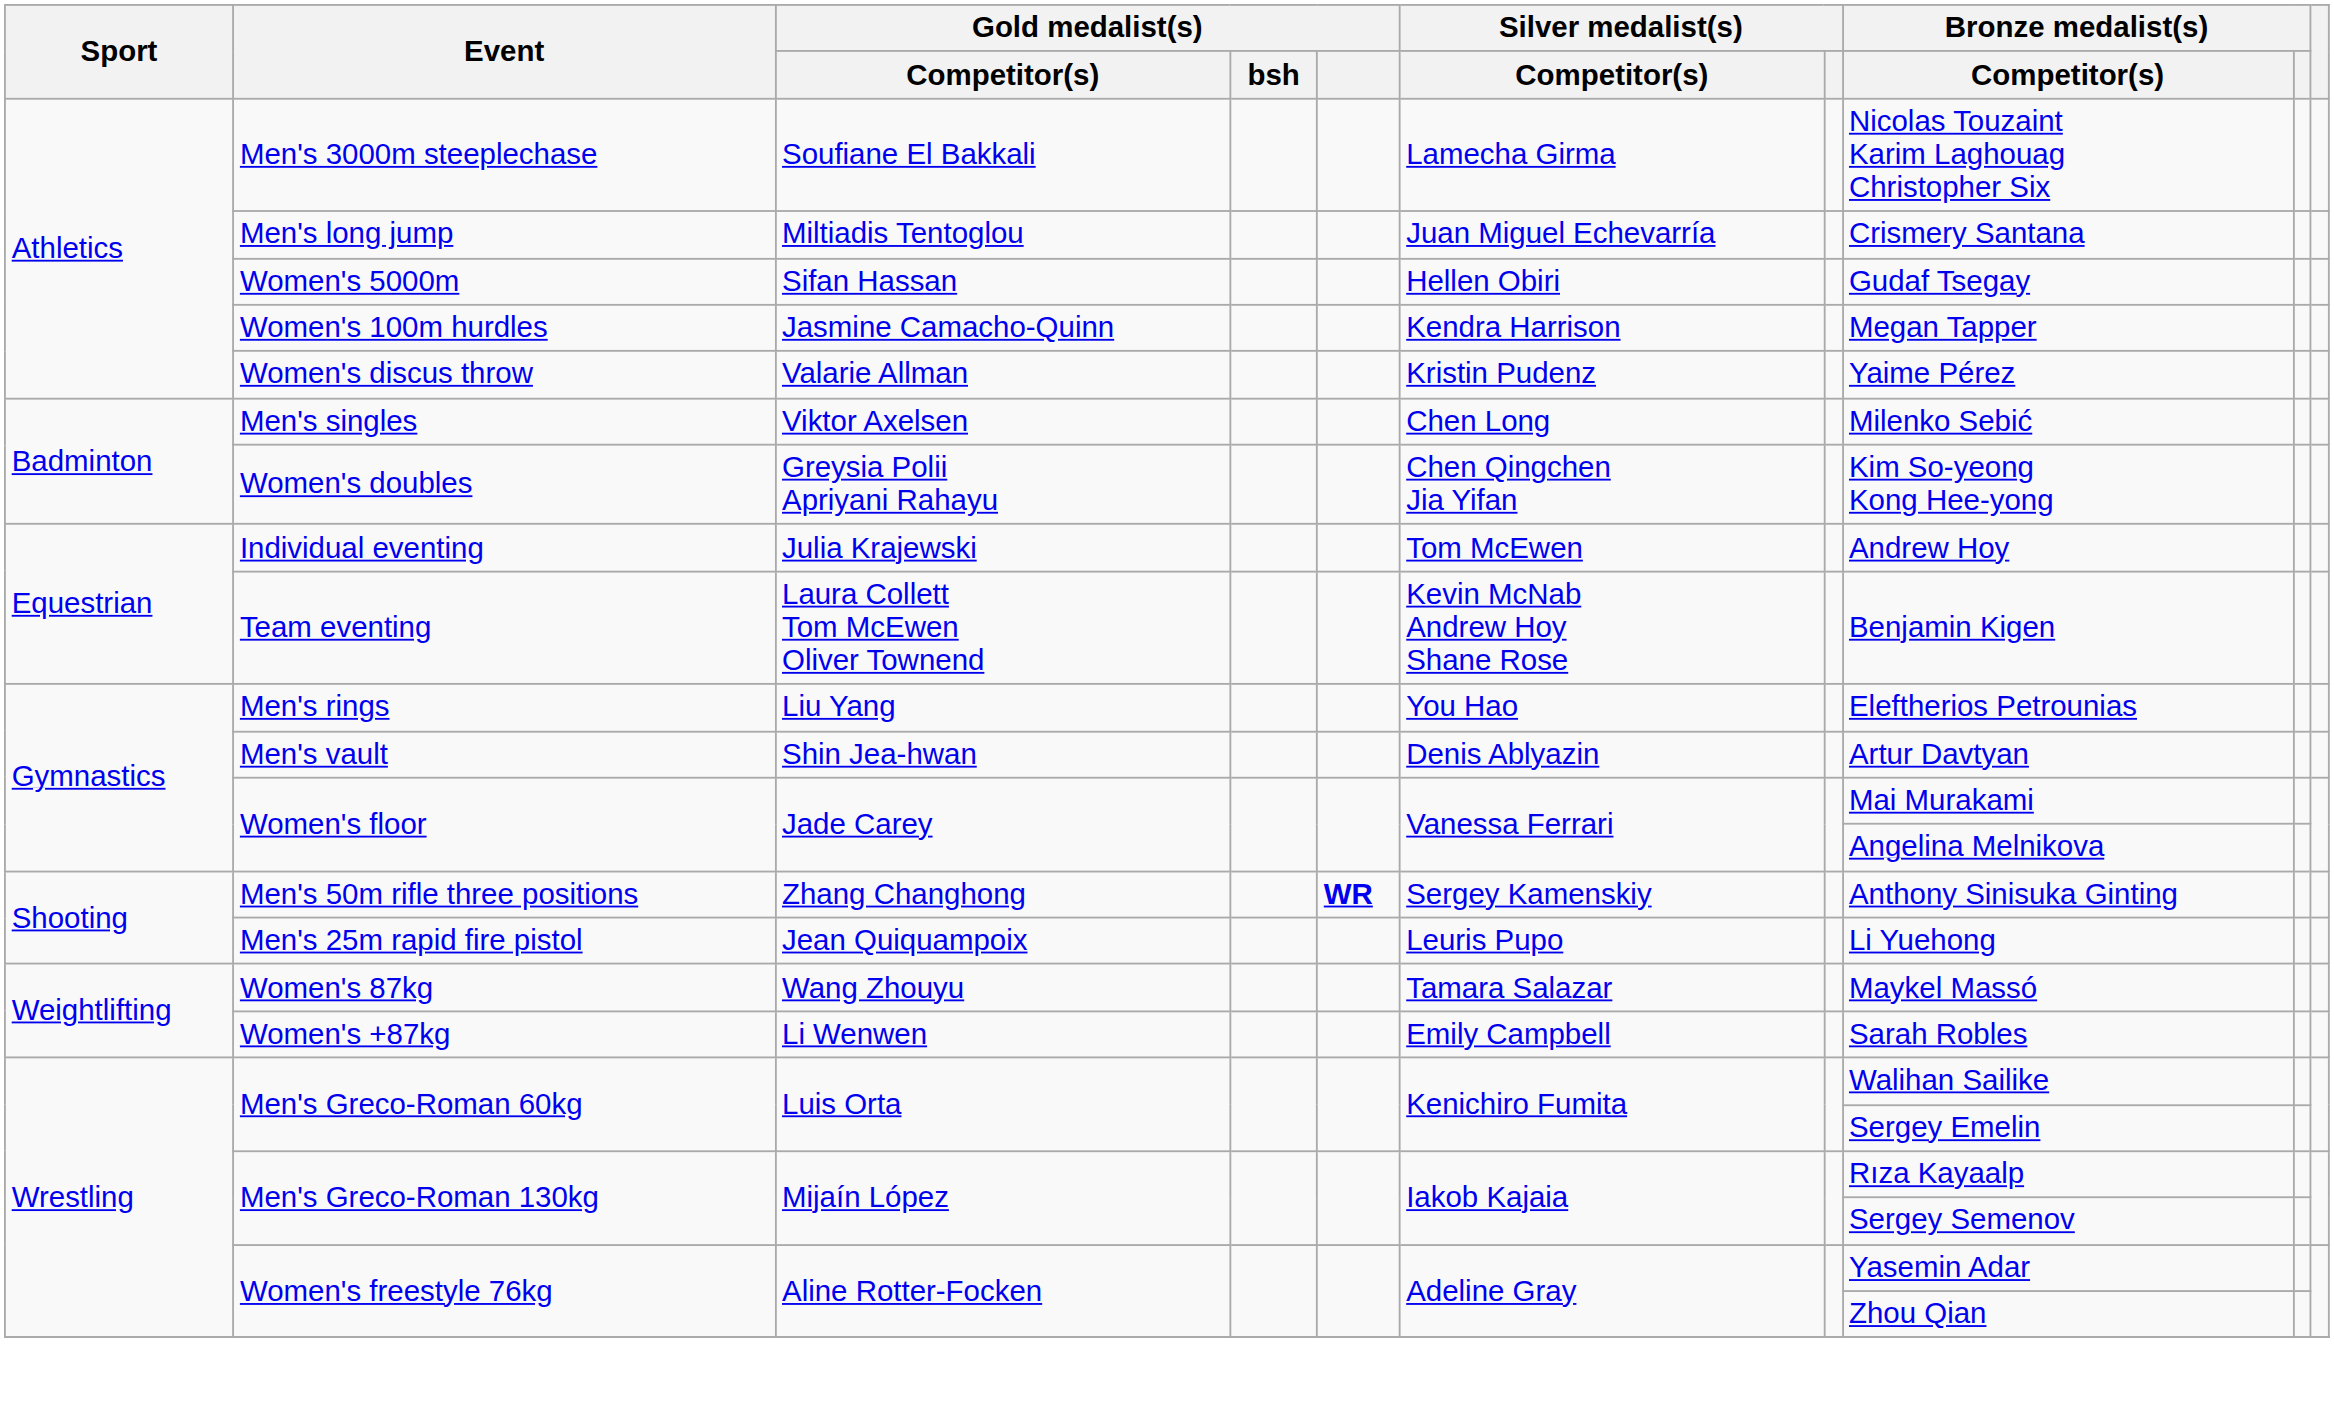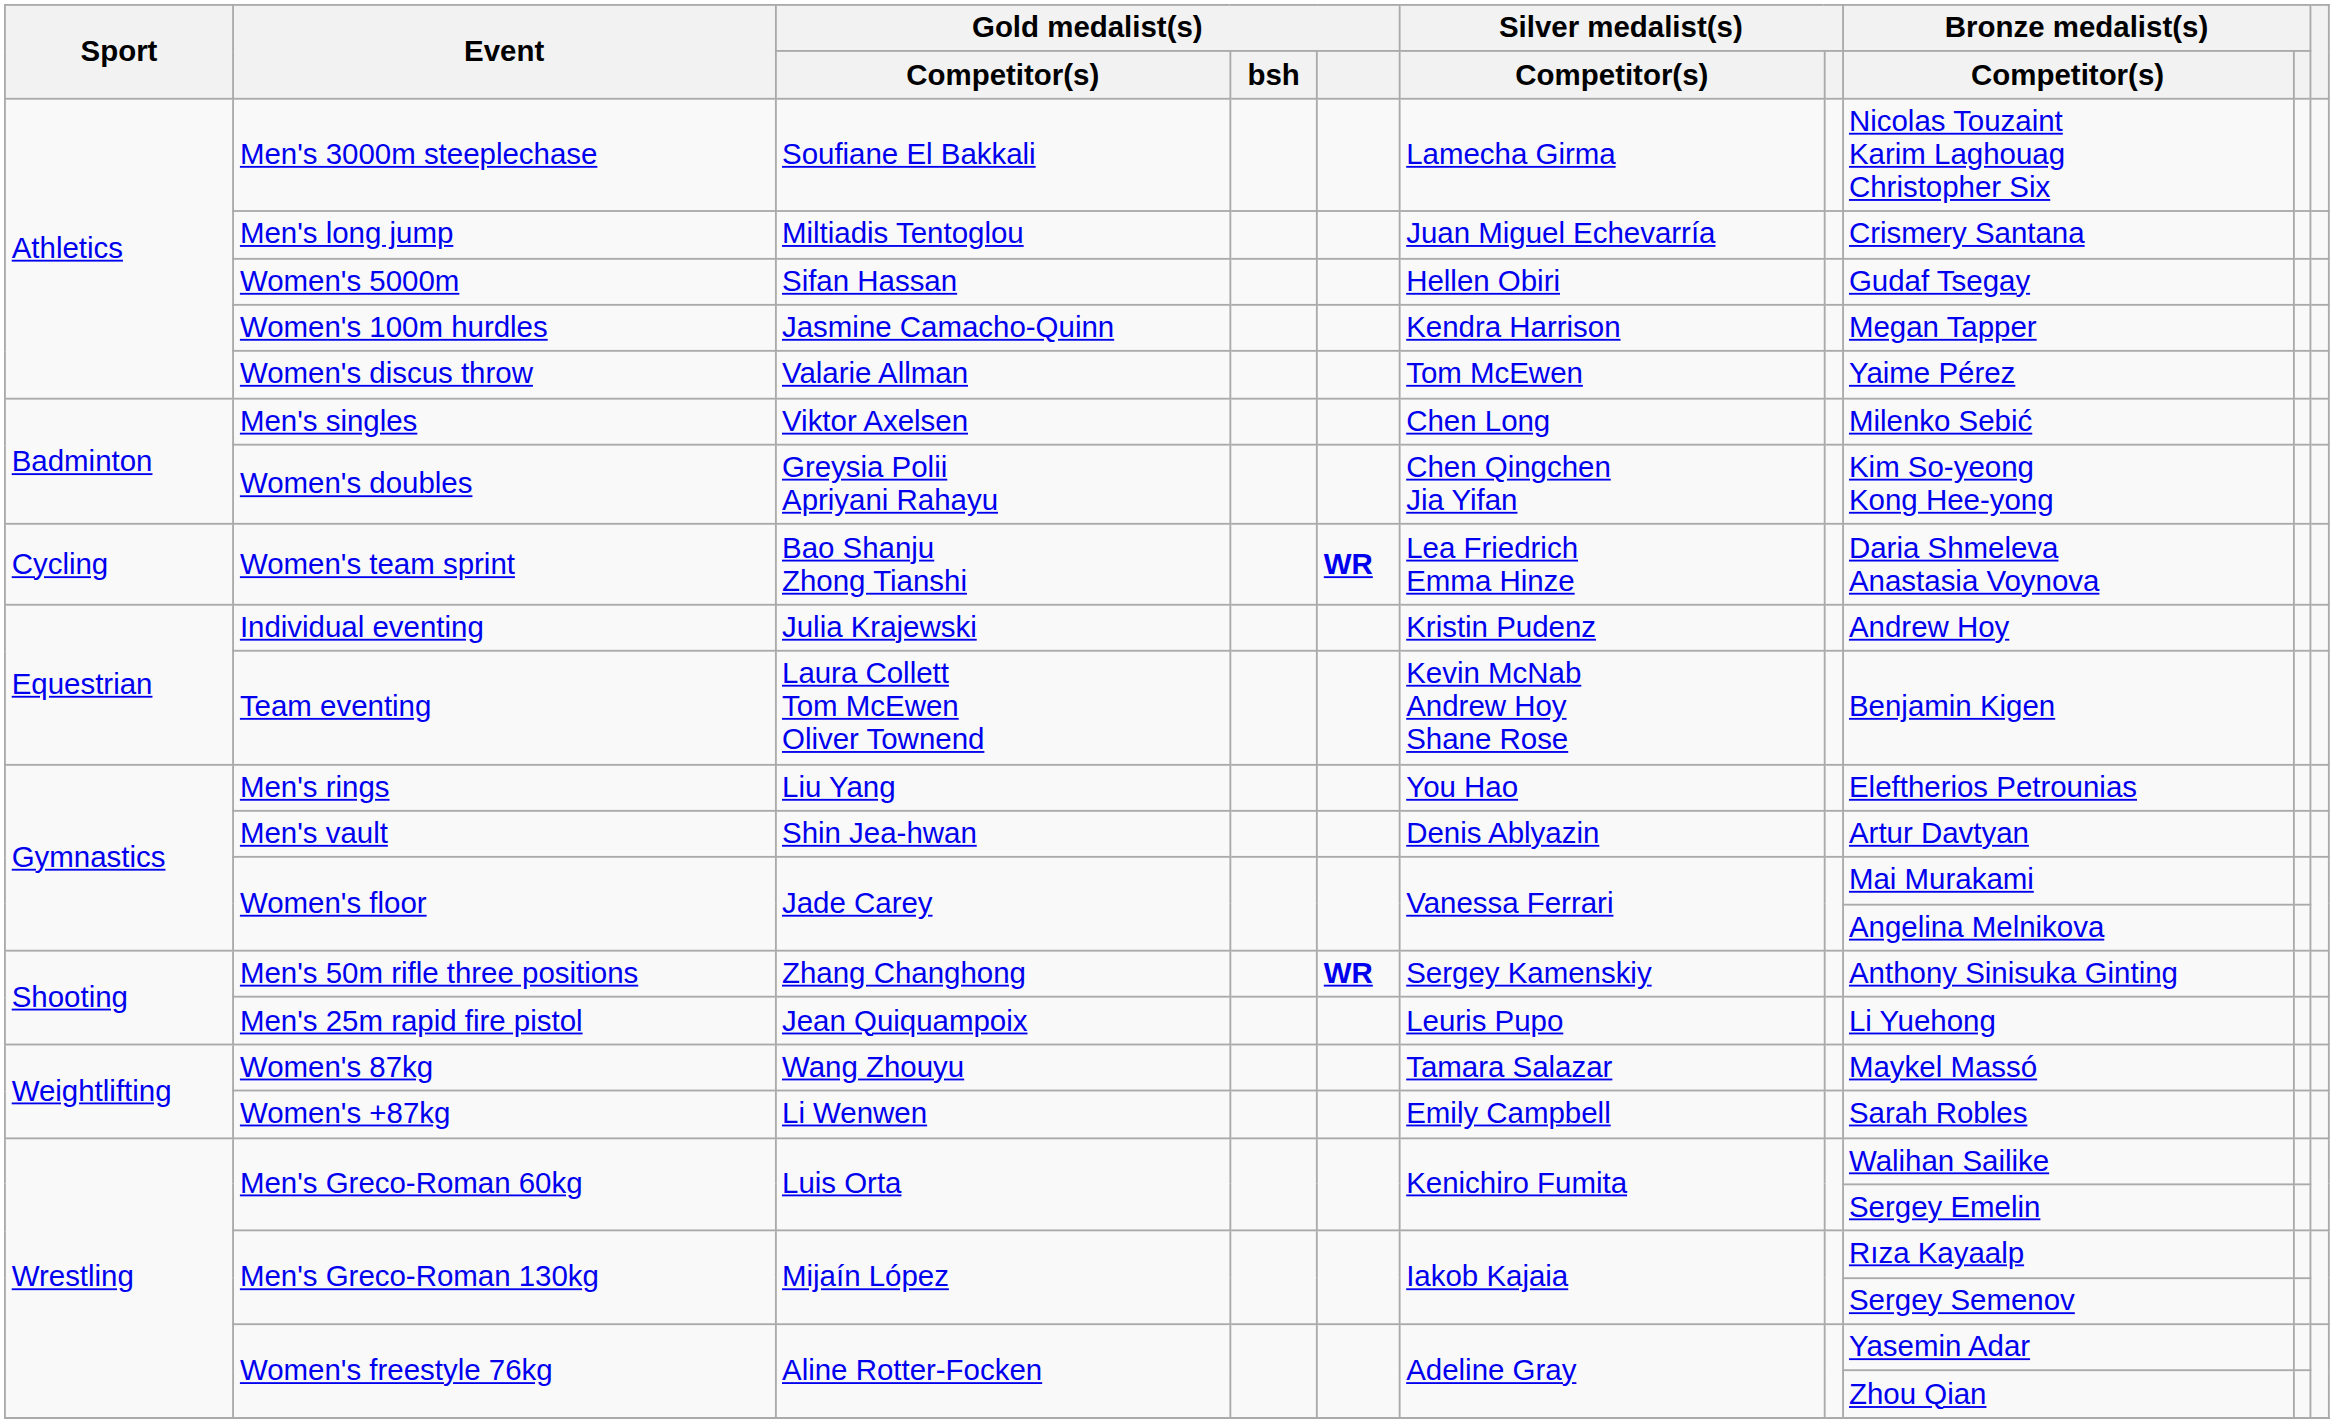(1501, 374) Kristin Pudenz -> (1495, 374) Tom McEwen
+ row: (377, 563)
(1495, 547) Tom McEwen -> (1501, 627) Kristin Pudenz
